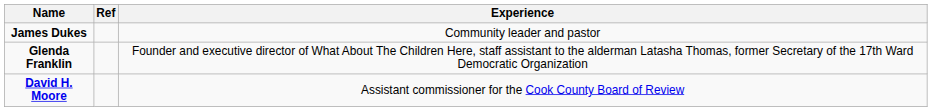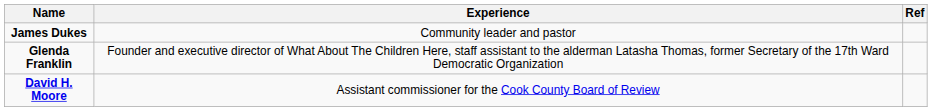columns swapped: (523, 13) <-> (106, 13)
